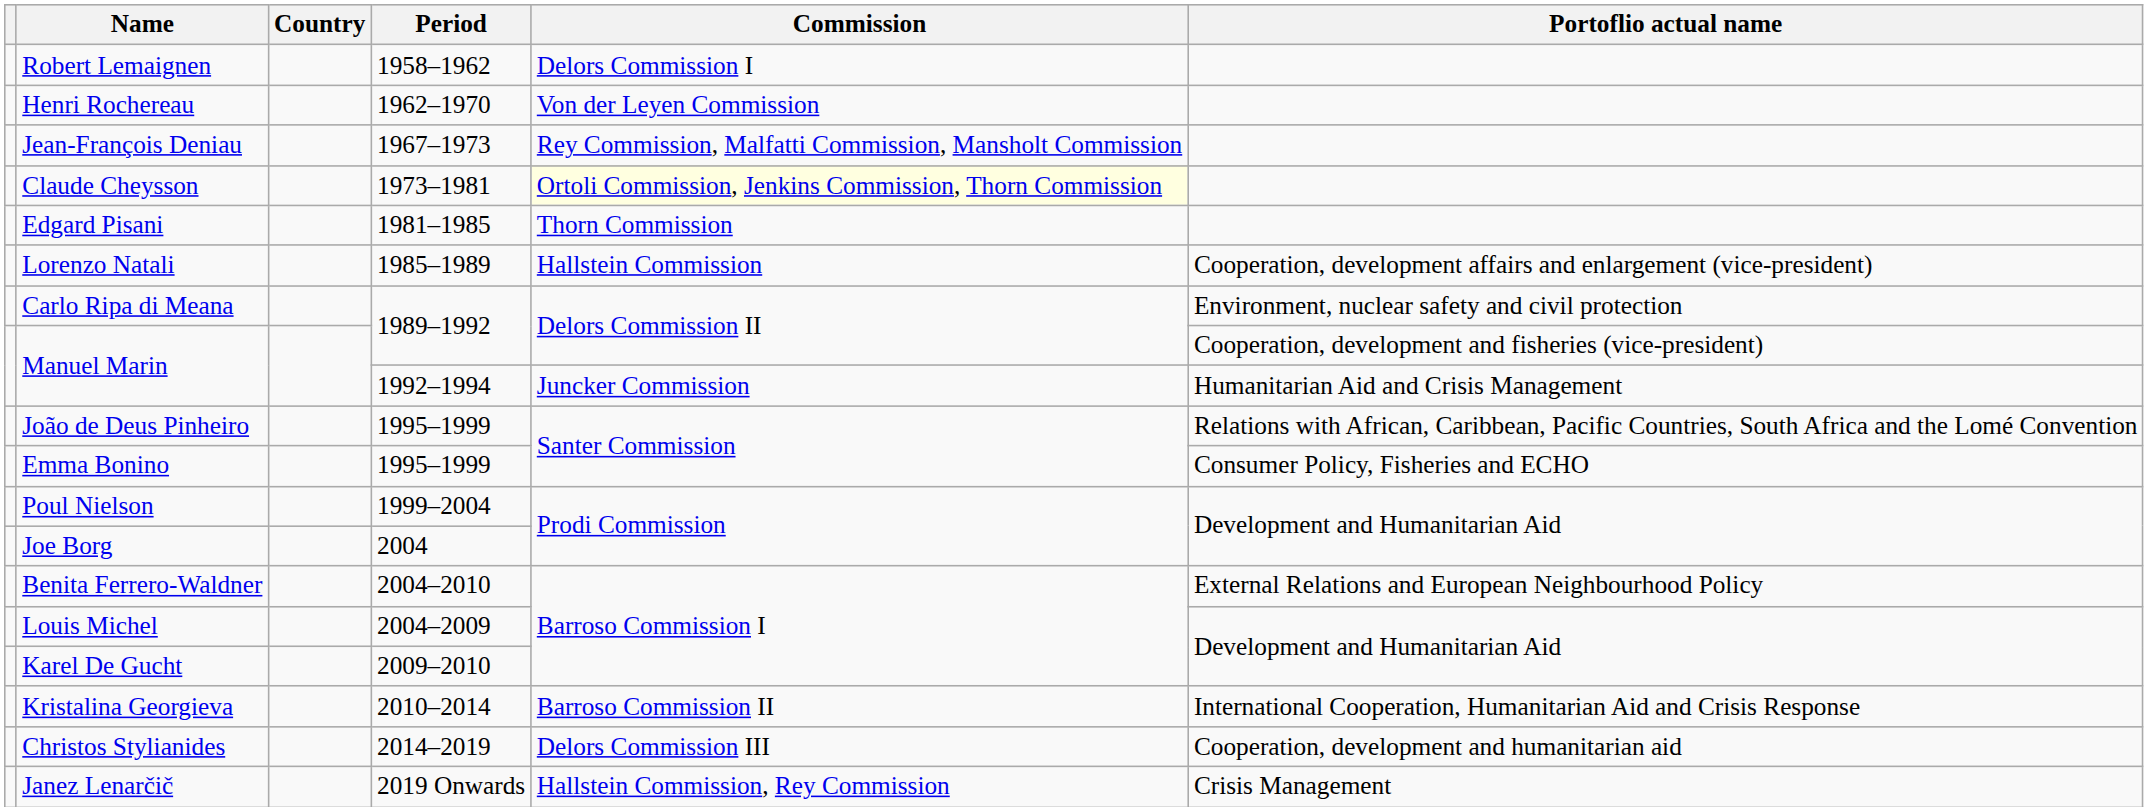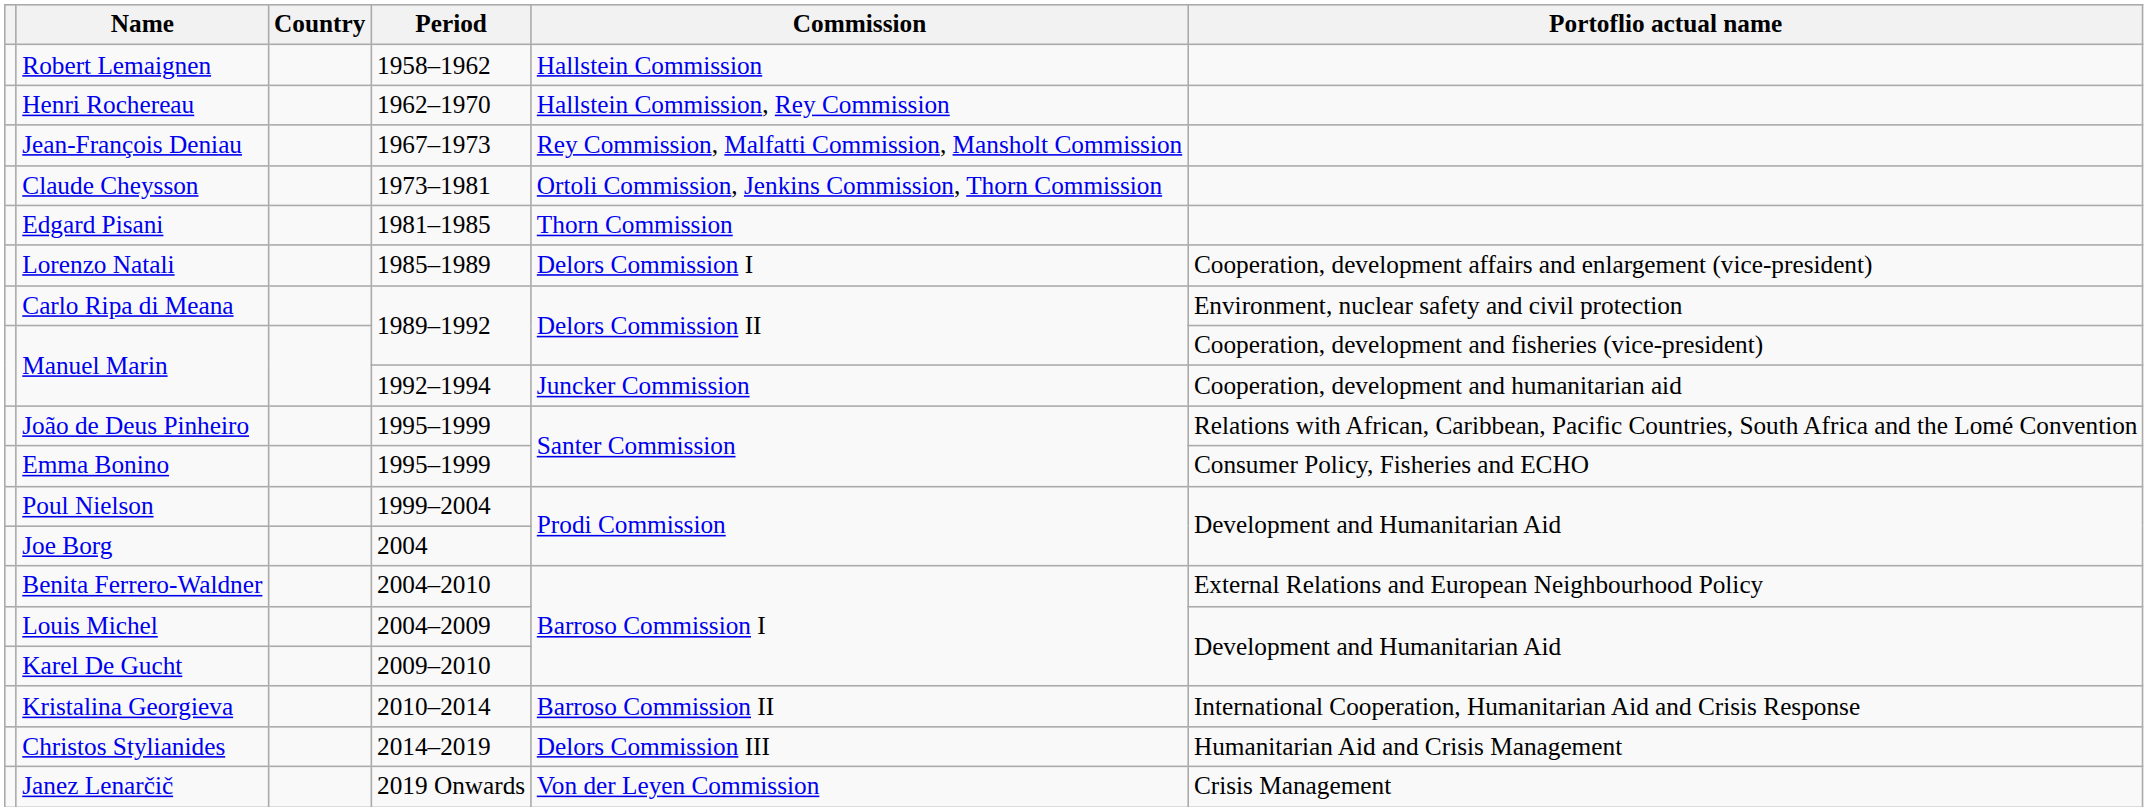(645, 64) Delors Commission I -> (650, 64) Hallstein Commission
(678, 104) Von der Leyen Commission -> (743, 104) Hallstein Commission, Rey Commission
(849, 184) lightyellow background -> (849, 184) no background
(650, 265) Hallstein Commission -> (645, 265) Delors Commission I
(1408, 385) Humanitarian Aid and Crisis Management -> (1438, 385) Cooperation, development and humanitarian aid
(1438, 746) Cooperation, development and humanitarian aid -> (1408, 746) Humanitarian Aid and Crisis Management
(743, 786) Hallstein Commission, Rey Commission -> (678, 786) Von der Leyen Commission
